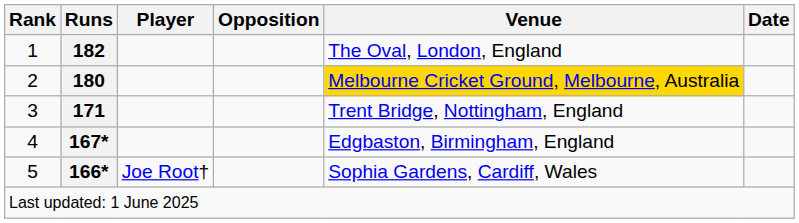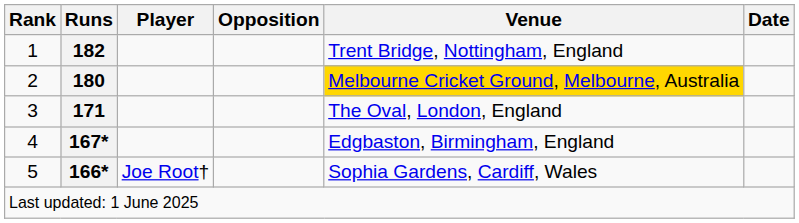(445, 50) The Oval, London, England -> (476, 50) Trent Bridge, Nottingham, England
(476, 111) Trent Bridge, Nottingham, England -> (445, 111) The Oval, London, England
